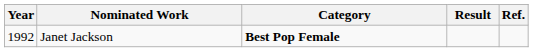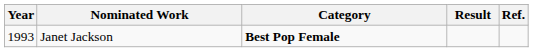(21, 36) 1992 -> (21, 36) 1993
